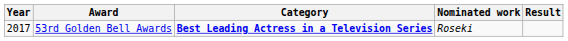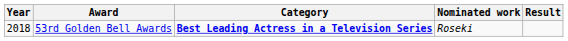(19, 29) 2017 -> (19, 29) 2018
